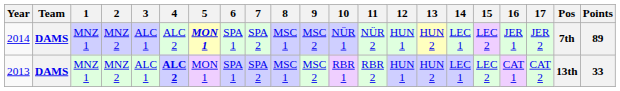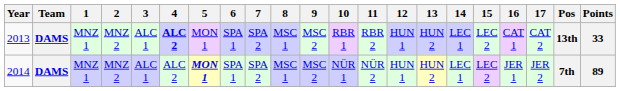rows swapped: (18, 70) <-> (18, 38)
